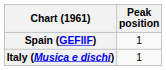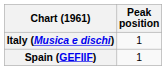rows swapped: (60, 57) <-> (60, 40)
